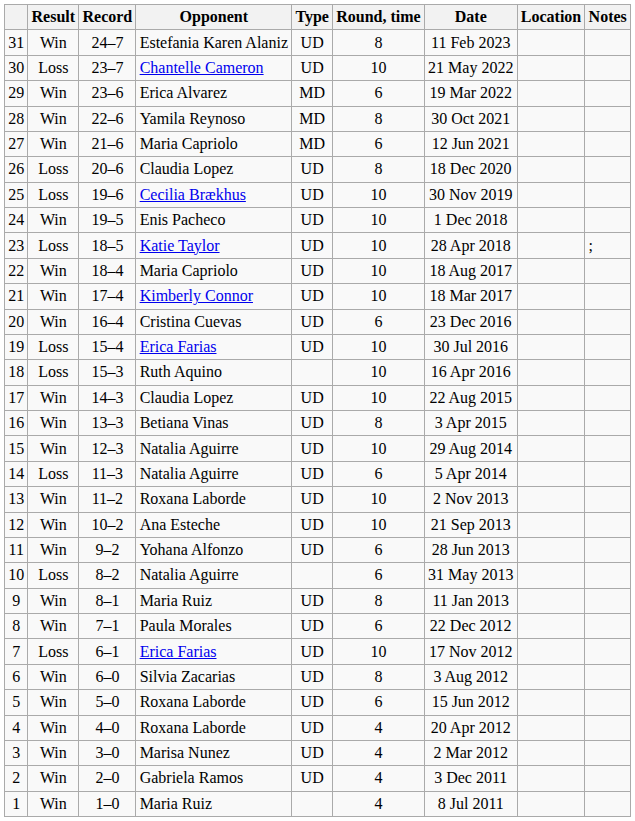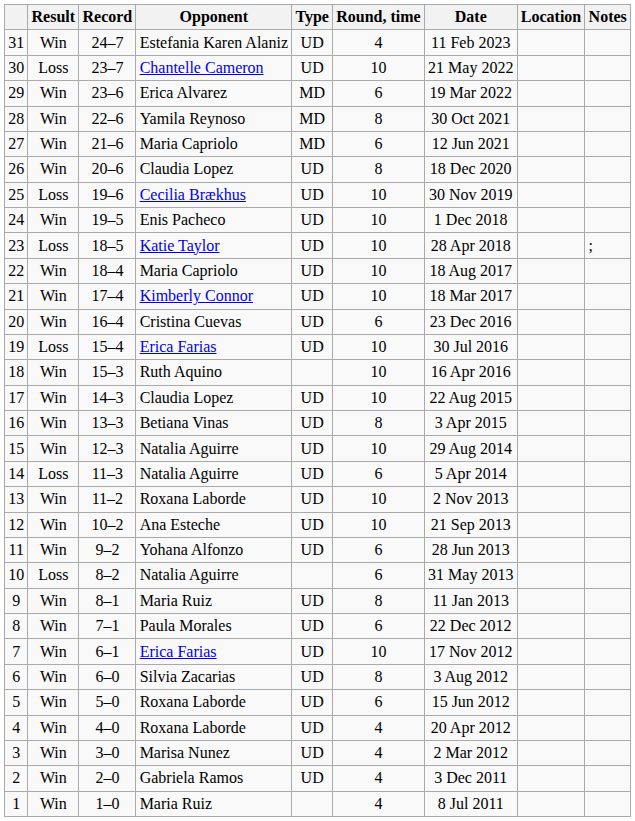(378, 42) 8 -> (378, 42) 4
(53, 169) Loss -> (53, 169) Win
(53, 372) Loss -> (53, 372) Win
(53, 651) Loss -> (53, 651) Win
